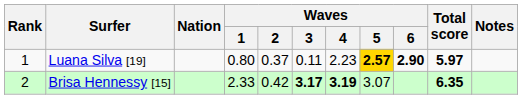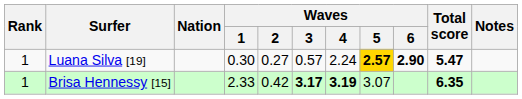(241, 60) 0.80 -> (241, 60) 0.30
(275, 60) 0.37 -> (275, 60) 0.27
(309, 60) 0.11 -> (309, 60) 0.57
(343, 60) 2.23 -> (343, 60) 2.24
(450, 60) 5.97 -> (450, 60) 5.47
(25, 82) 2 -> (25, 82) 1
